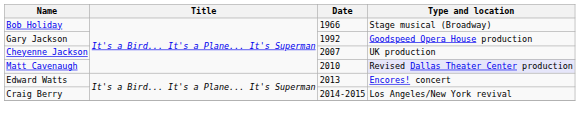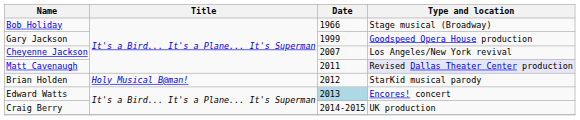(330, 39) 1992 -> (330, 39) 1999
(403, 53) UK production -> (441, 53) Los Angeles/New York revival
(330, 66) 2010 -> (330, 66) 2011
+ row: (37, 80)
(330, 80) no background -> (330, 94) lightblue background
(441, 94) Los Angeles/New York revival -> (403, 108) UK production
